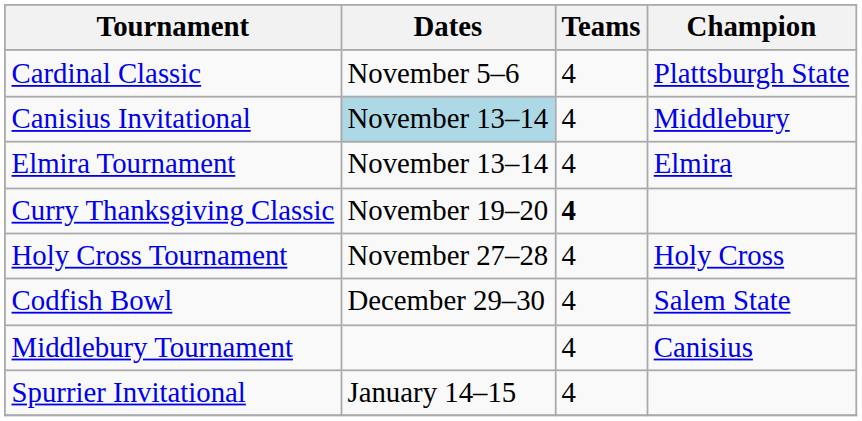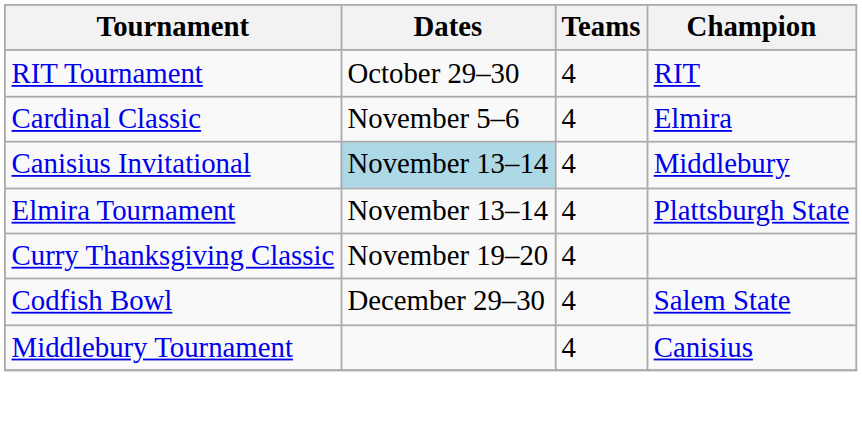+ row: (107, 73)
(751, 73) Plattsburgh State -> (693, 118) Elmira
(693, 164) Elmira -> (751, 210) Plattsburgh State
(569, 210) bold -> (569, 255) normal
- row: (149, 255)
- row: (129, 392)
